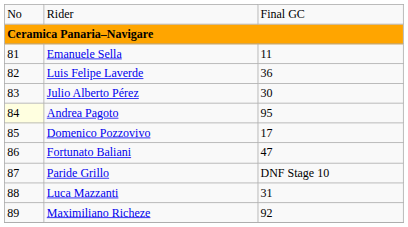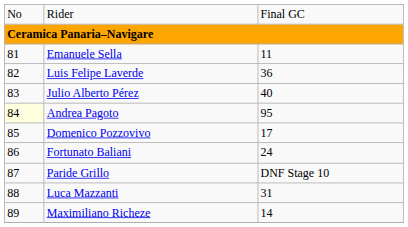(267, 93) 30 -> (267, 93) 40
(267, 153) 47 -> (267, 153) 24
(267, 212) 92 -> (267, 212) 14
